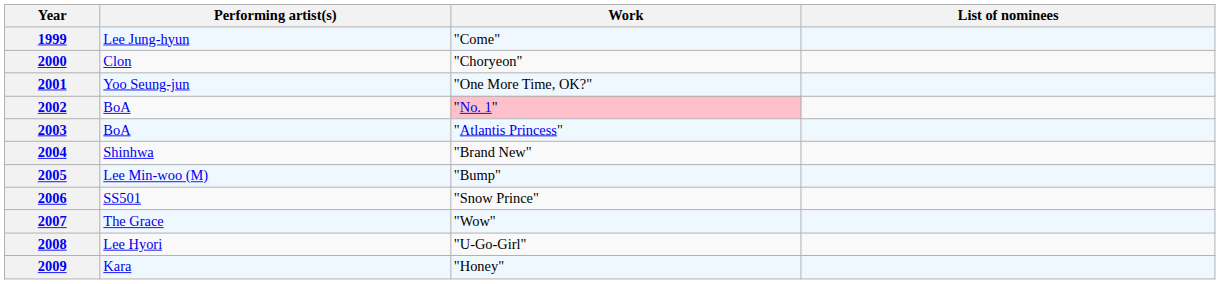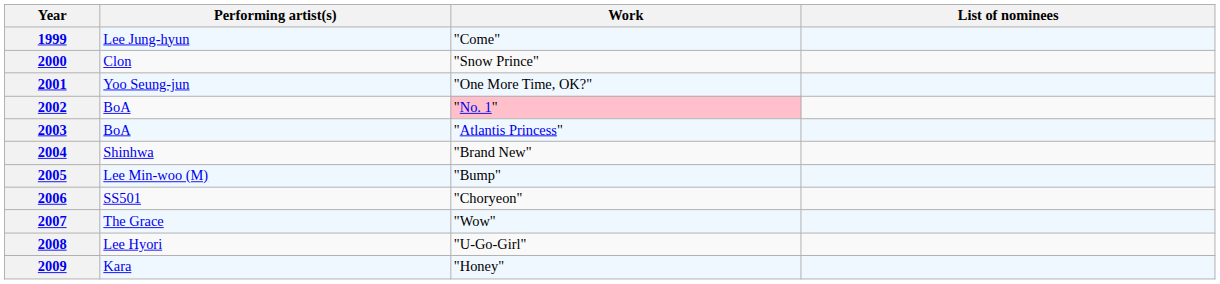(488, 61) "Choryeon" -> (496, 61) "Snow Prince"
(496, 198) "Snow Prince" -> (488, 198) "Choryeon"
